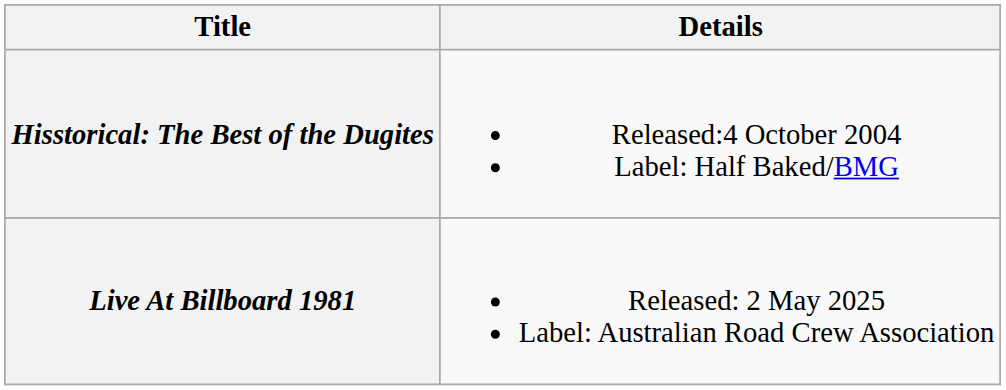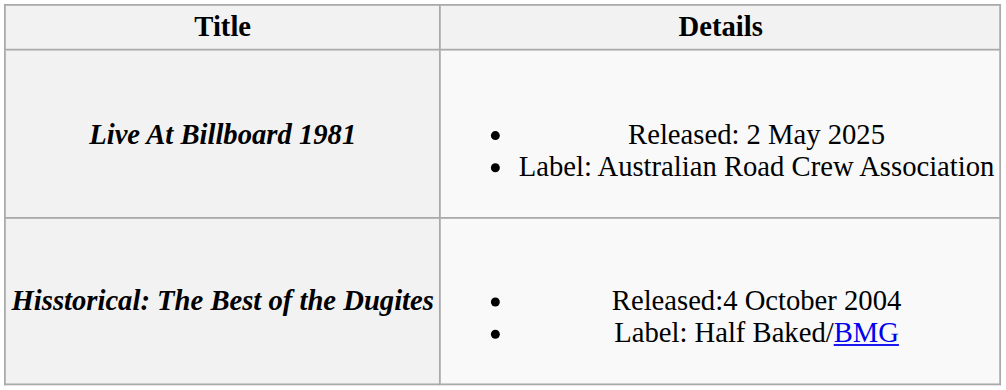rows swapped: (223, 133) <-> (223, 300)
